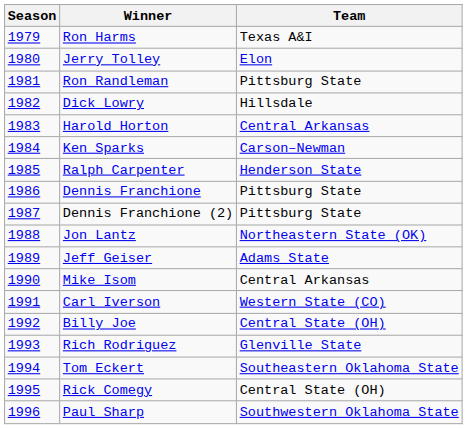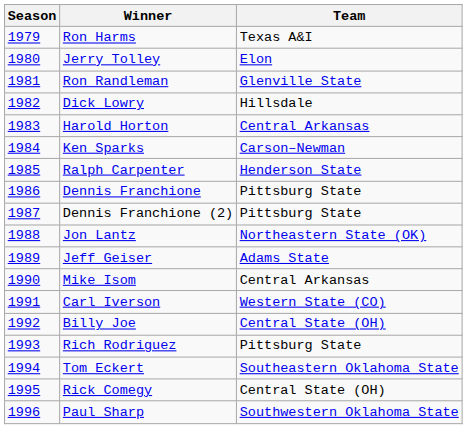(301, 82) Pittsburg State -> (301, 82) Glenville State
(301, 346) Glenville State -> (301, 346) Pittsburg State
